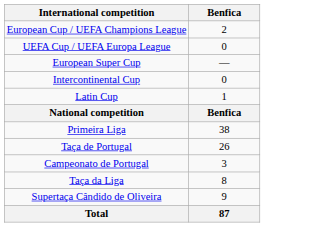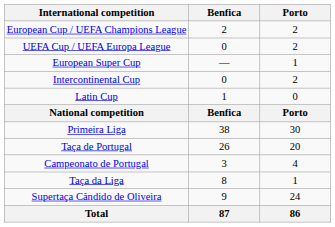+ column: (295, 12)
